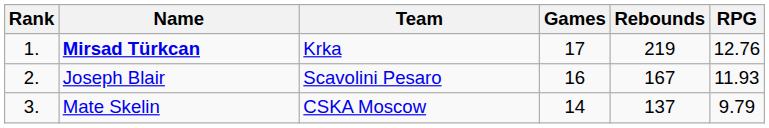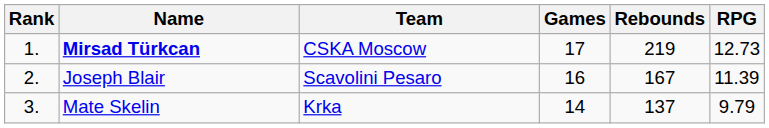(322, 48) Krka -> (365, 48) CSKA Moscow
(737, 48) 12.76 -> (737, 48) 12.73
(737, 78) 11.93 -> (737, 78) 11.39
(365, 107) CSKA Moscow -> (322, 107) Krka
